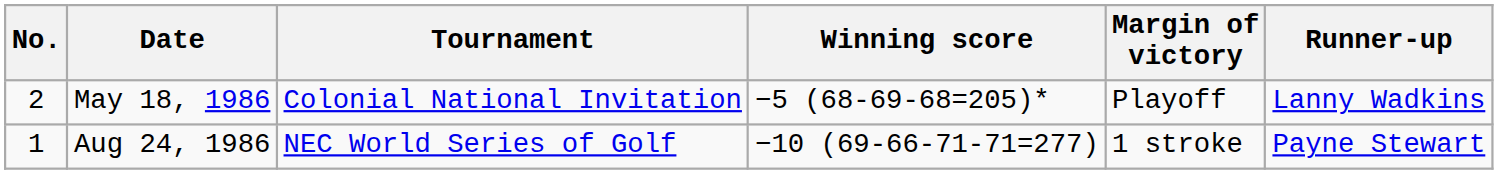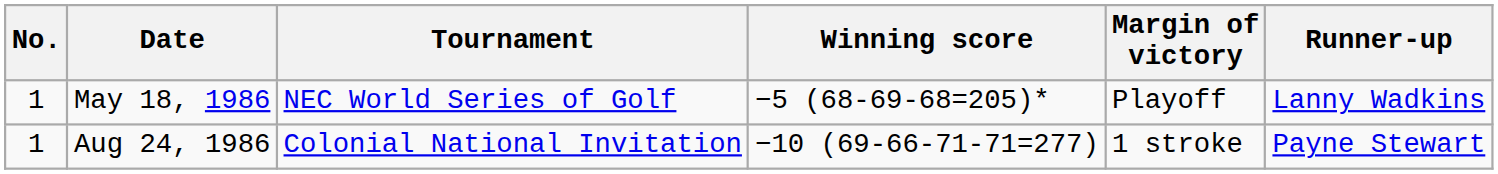(36, 102) 2 -> (36, 102) 1
(513, 102) Colonial National Invitation -> (480, 102) NEC World Series of Golf
(480, 147) NEC World Series of Golf -> (513, 147) Colonial National Invitation
